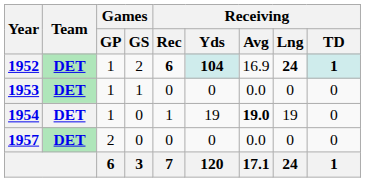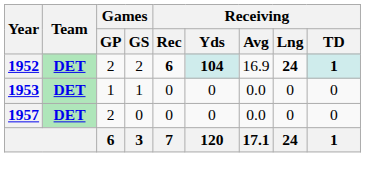(111, 66) 1 -> (111, 66) 2
- row: (24, 115)
